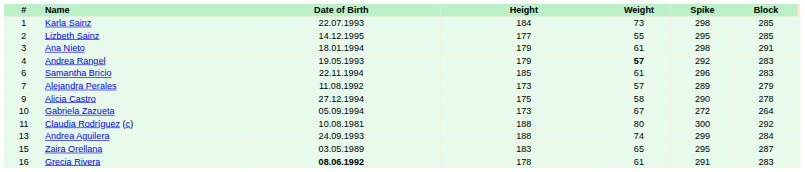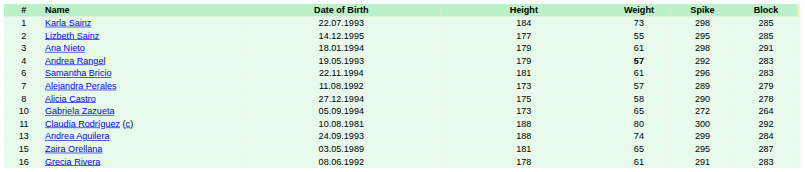(524, 73) 185 -> (524, 73) 181
(24, 98) 9 -> (24, 98) 8
(639, 111) 67 -> (639, 111) 65
(524, 149) 183 -> (524, 149) 181
(341, 161) bold -> (341, 161) normal
